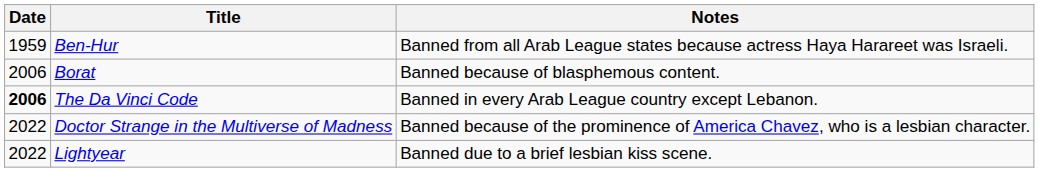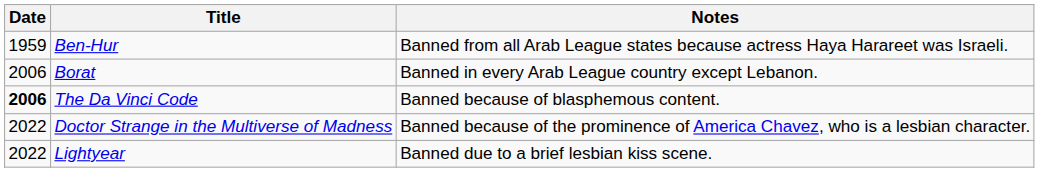(560, 72) Banned because of blasphemous content. -> (609, 72) Banned in every Arab League country except Lebanon.
(609, 99) Banned in every Arab League country except Lebanon. -> (560, 99) Banned because of blasphemous content.
